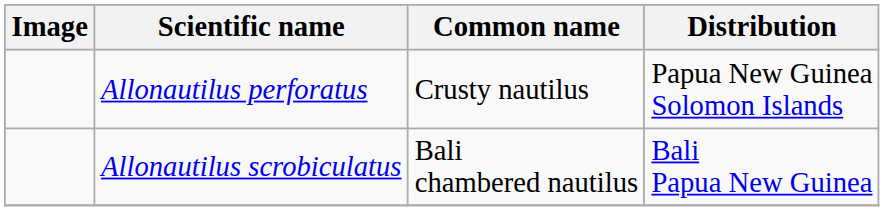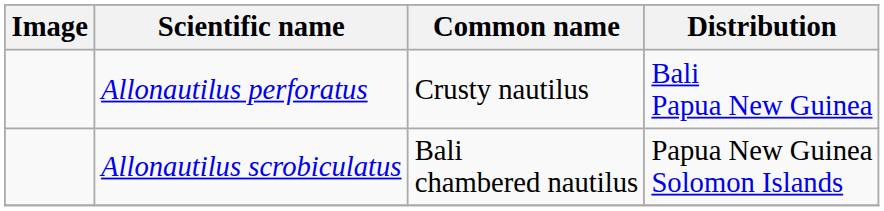(762, 88) Papua New Guinea Solomon Islands -> (762, 88) Bali Papua New Guinea
(762, 166) Bali Papua New Guinea -> (762, 166) Papua New Guinea Solomon Islands
